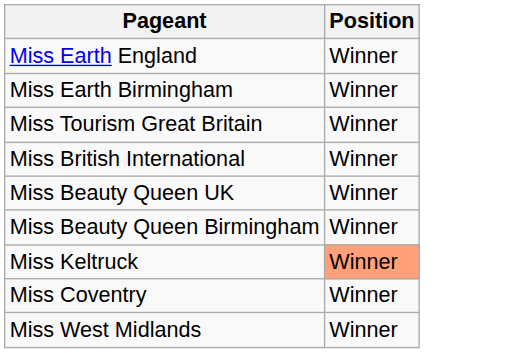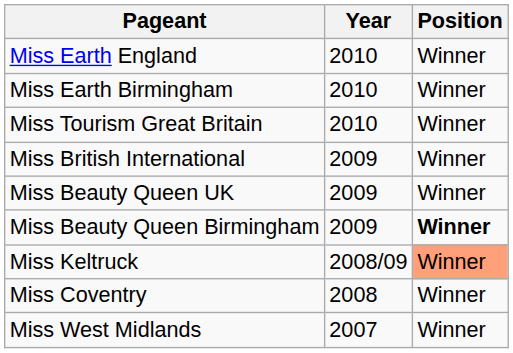+ column: (368, 21)
(364, 227) normal -> (454, 227) bold
